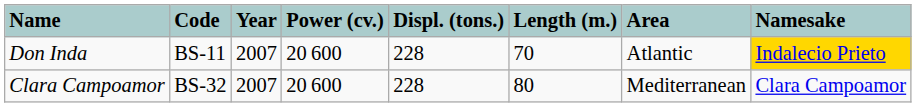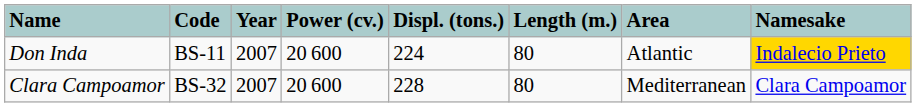(409, 53) 228 -> (409, 53) 224
(524, 53) 70 -> (524, 53) 80
